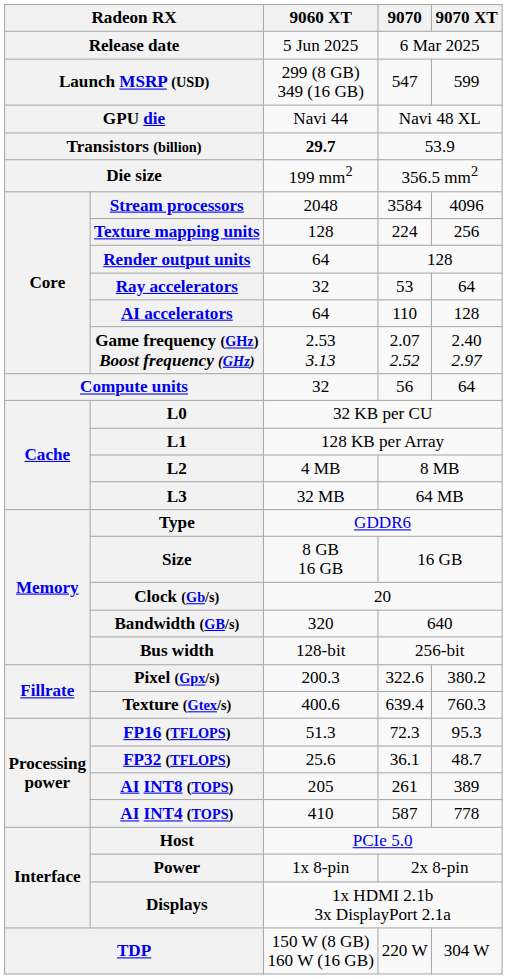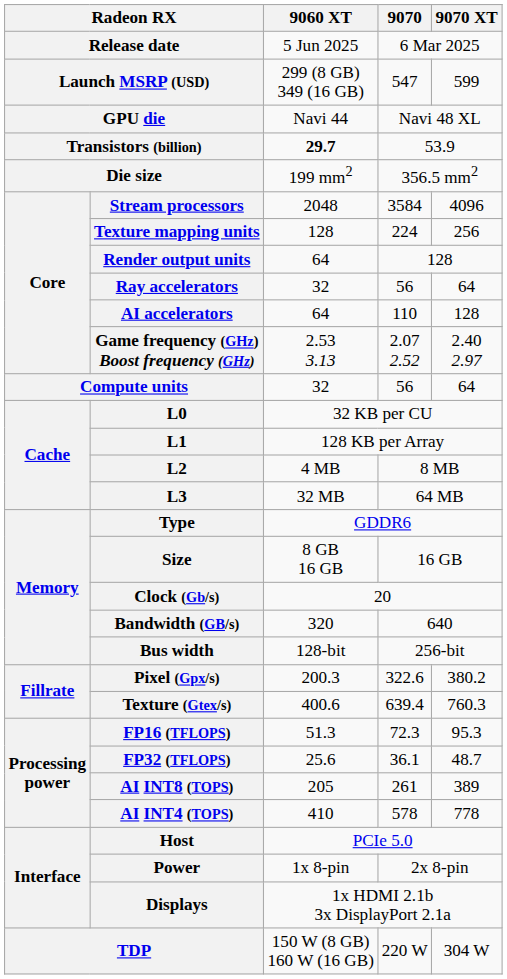(405, 286) 53 -> (405, 286) 56
(405, 813) 587 -> (405, 813) 578
